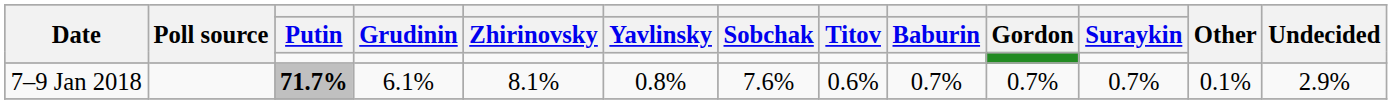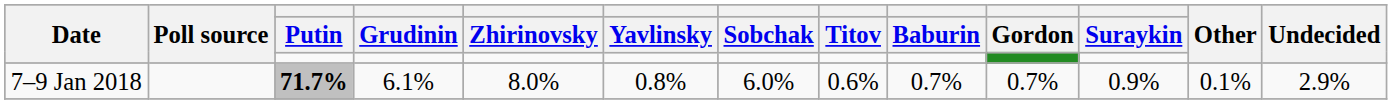(534, 82) 8.1% -> (534, 82) 8.0%
(769, 82) 7.6% -> (769, 82) 6.0%
(1134, 82) 0.7% -> (1134, 82) 0.9%
